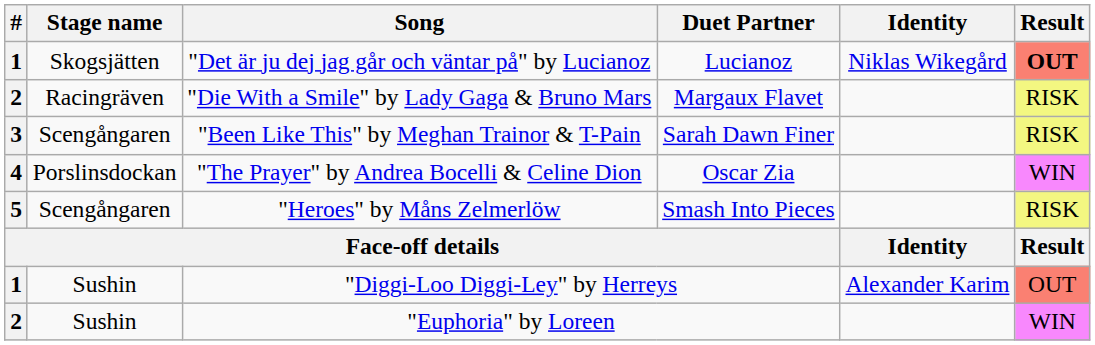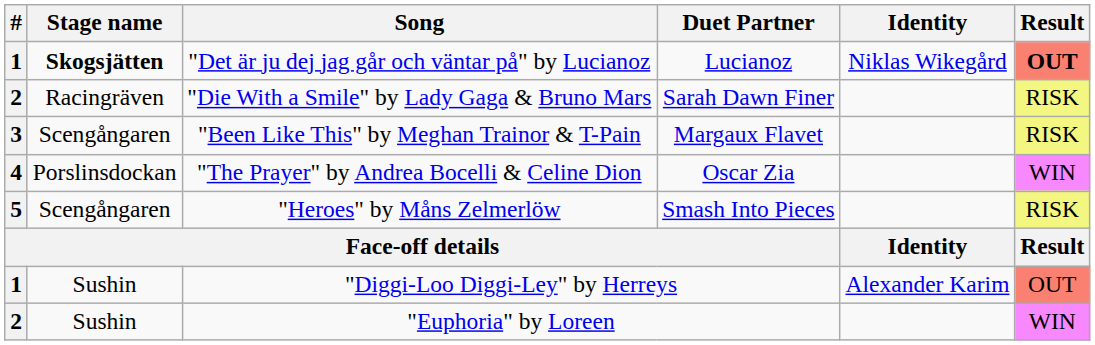(105, 60) normal -> (105, 60) bold
(748, 97) Margaux Flavet -> (748, 97) Sarah Dawn Finer
(748, 135) Sarah Dawn Finer -> (748, 135) Margaux Flavet
